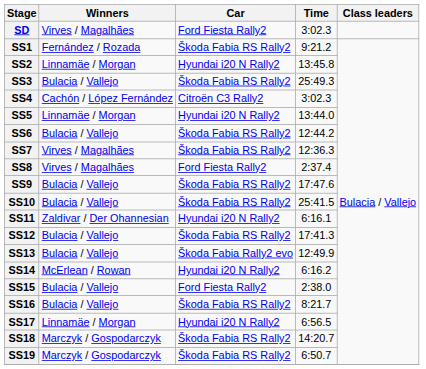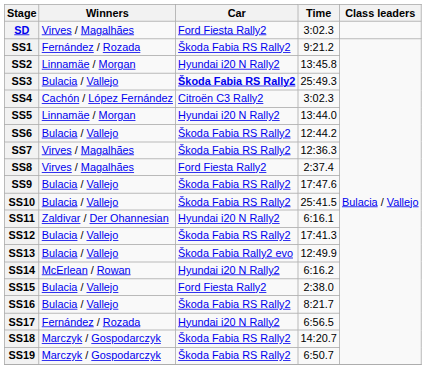(234, 81) normal -> (237, 81) bold
(89, 321) Linnamäe / Morgan -> (91, 321) Fernández / Rozada
